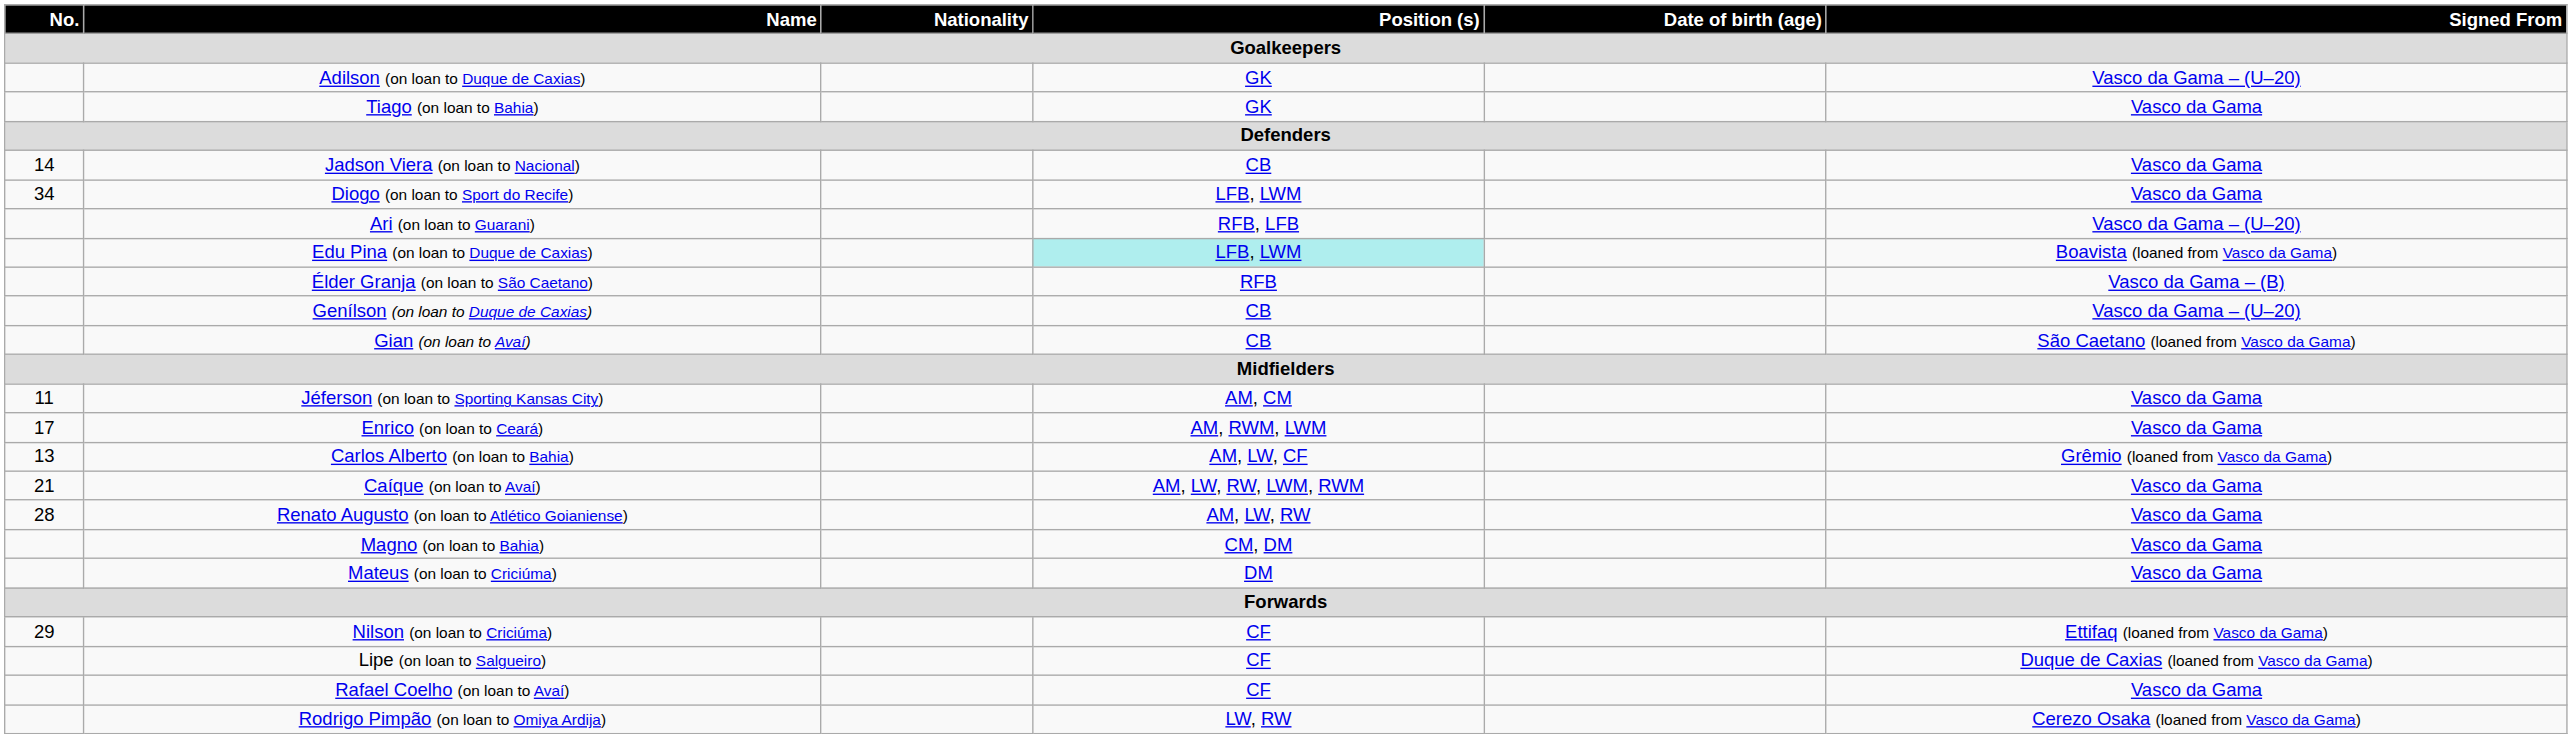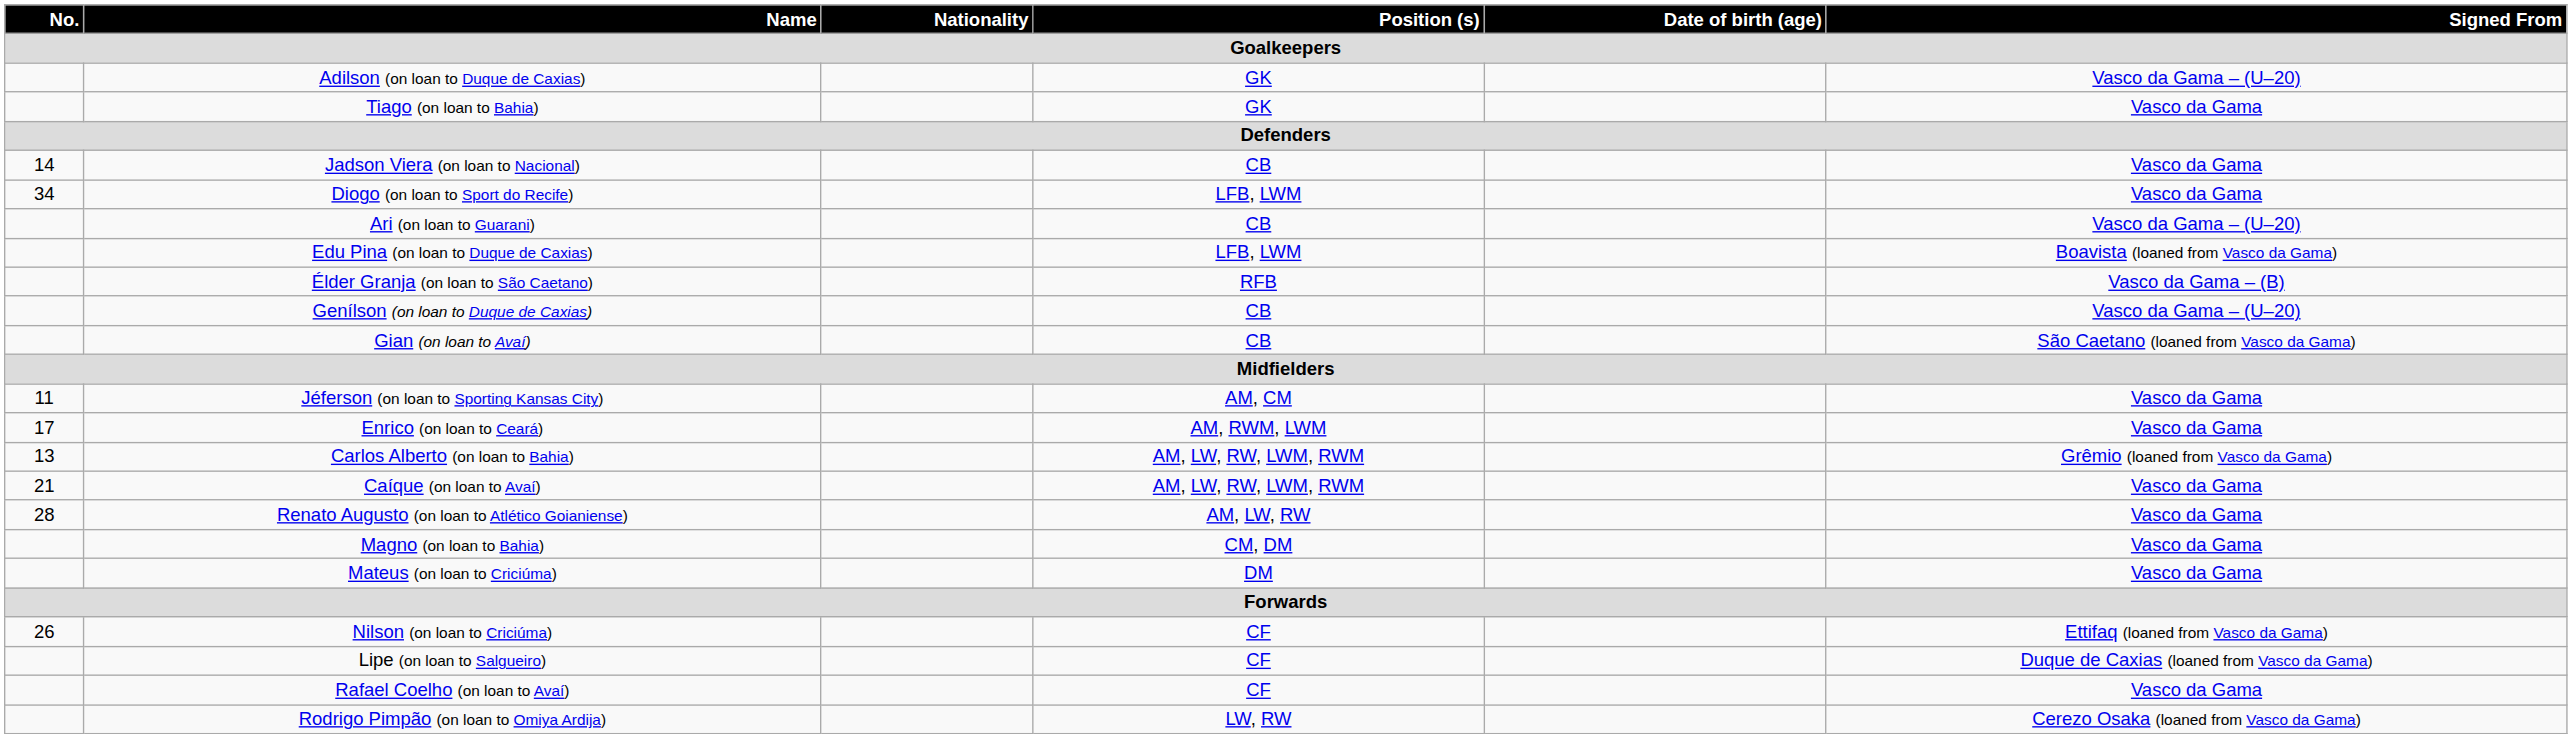(1258, 223) RFB, LFB -> (1258, 223) CB
(1258, 252) paleturquoise background -> (1258, 252) no background
(1258, 456) AM, LW, CF -> (1258, 456) AM, LW, RW, LWM, RWM
(44, 631) 29 -> (44, 631) 26
